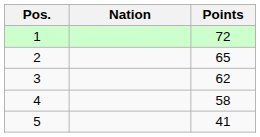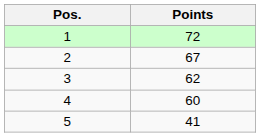- column: (130, 15)
(223, 57) 65 -> (193, 57) 67
(223, 100) 58 -> (193, 100) 60
